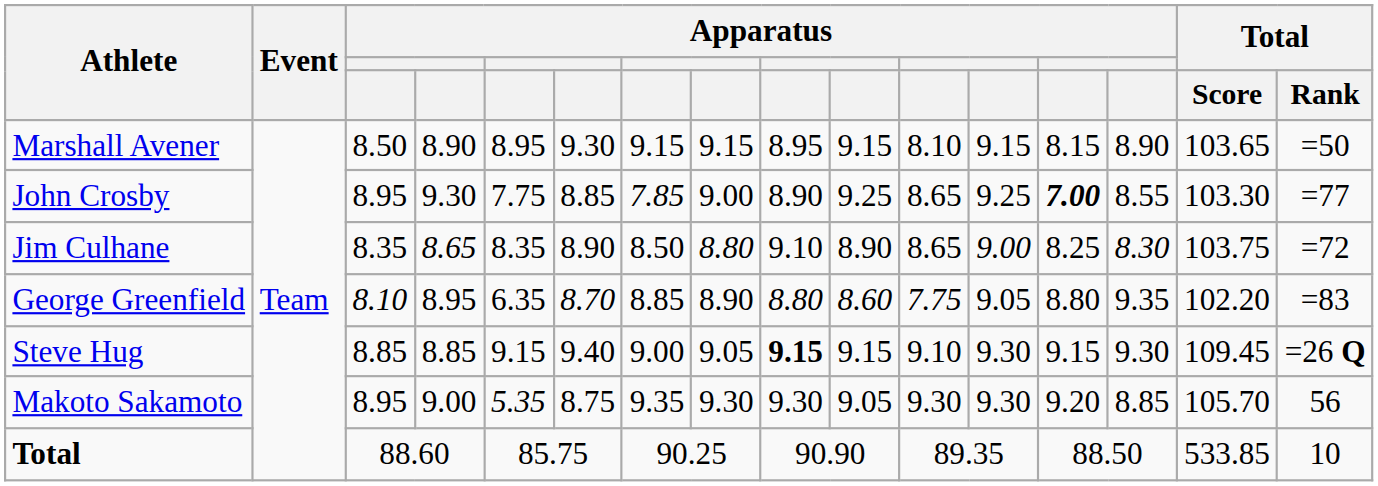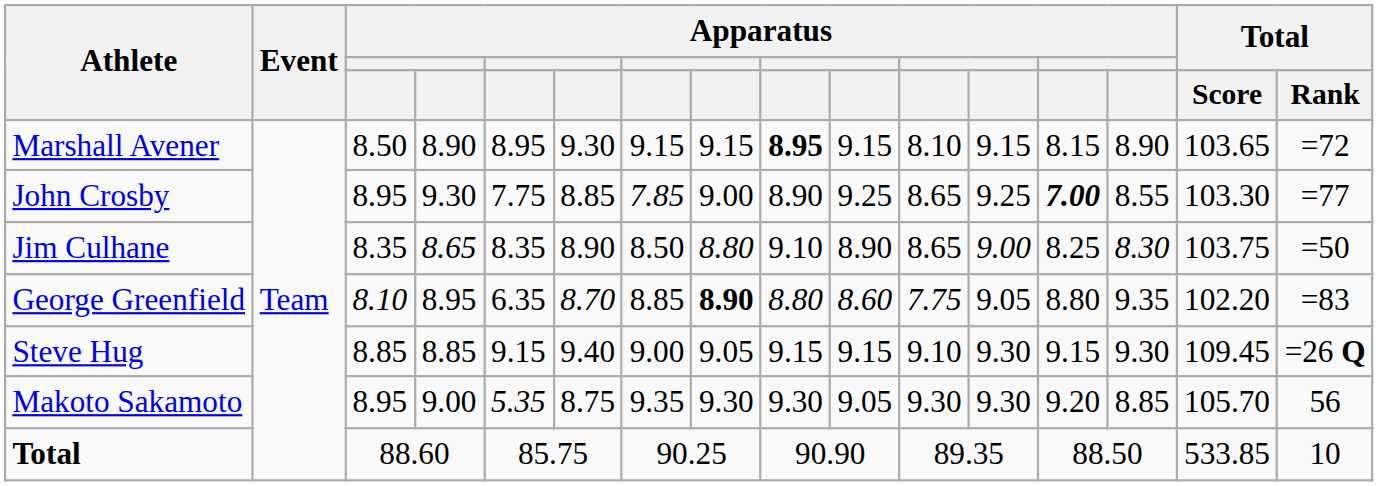(796, 144) normal -> (796, 144) bold
(1325, 144) =50 -> (1325, 144) =72
(1325, 248) =72 -> (1325, 248) =50
(726, 299) normal -> (726, 299) bold
(796, 351) bold -> (796, 351) normal
